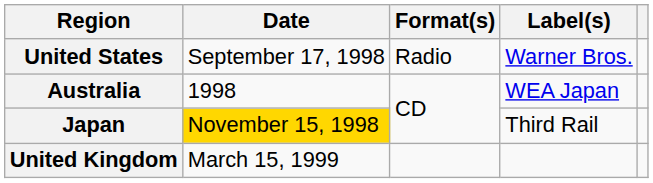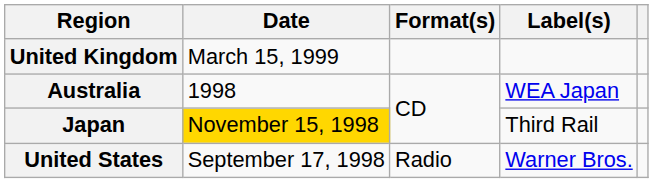rows swapped: (94, 56) <-> (94, 159)
